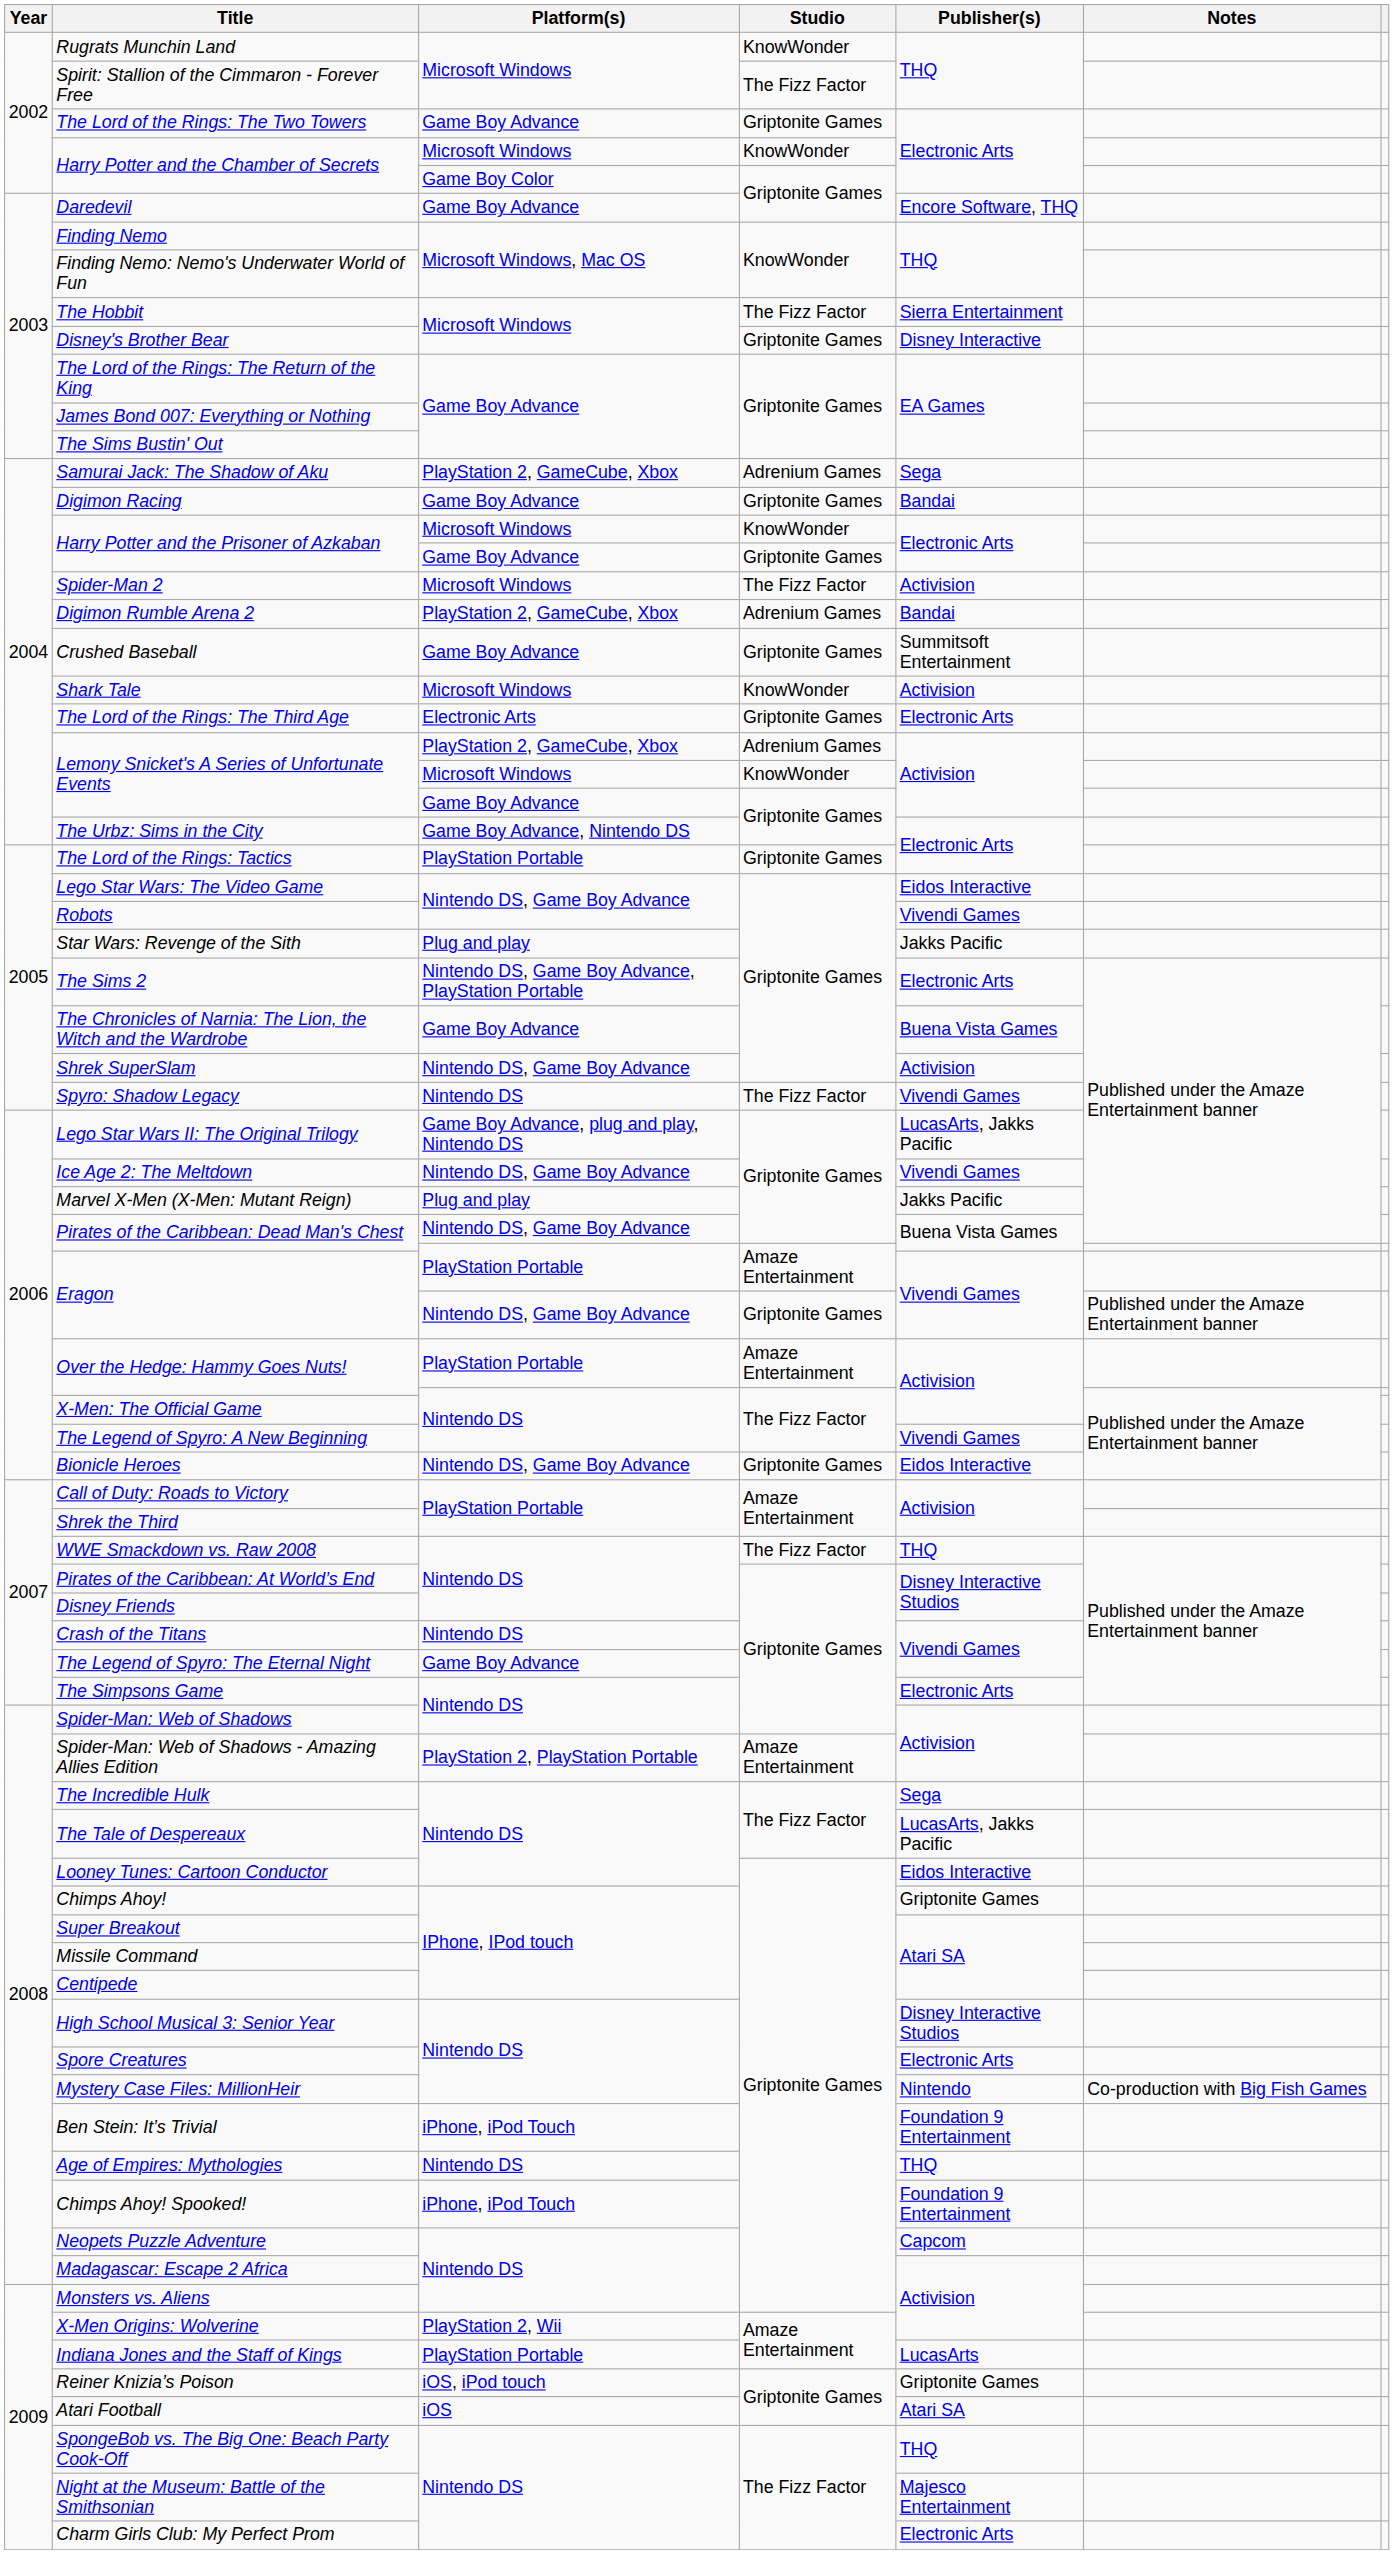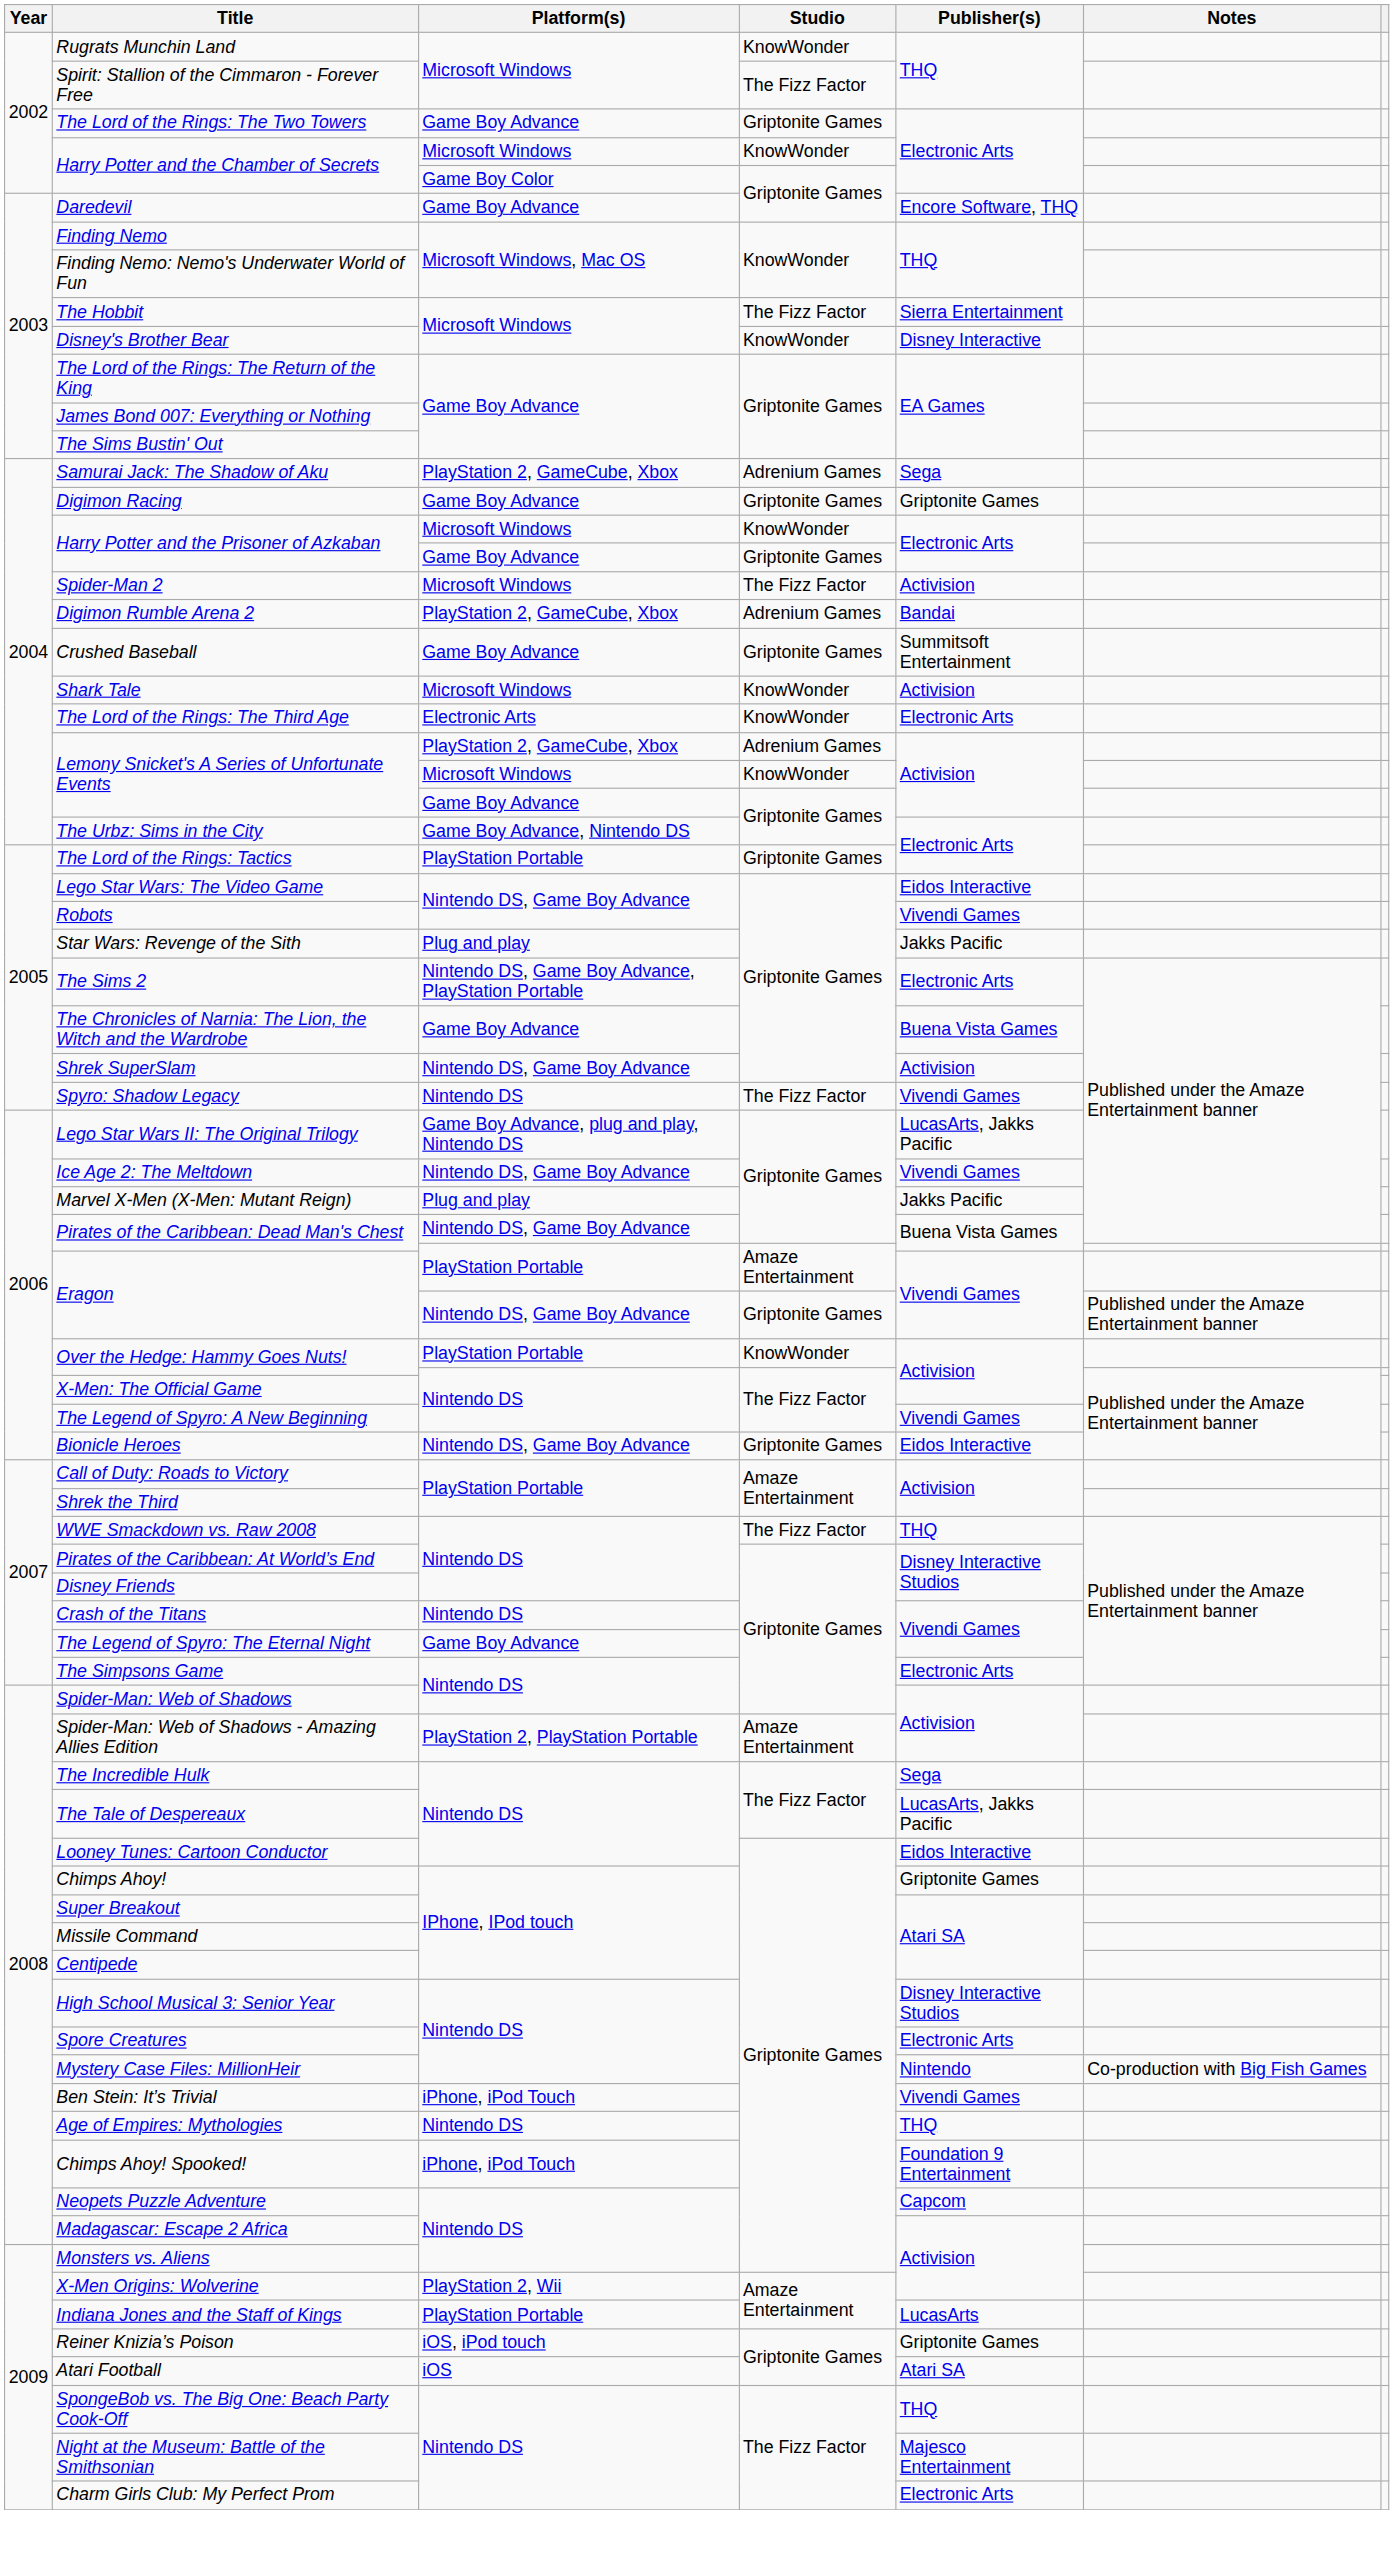(813, 340) Griptonite Games -> (796, 340) KnowWonder
(927, 501) Bandai -> (969, 501) Griptonite Games
(813, 718) Griptonite Games -> (796, 718) KnowWonder
(798, 1363) Amaze Entertainment -> (796, 1353) KnowWonder
(955, 2127) Foundation 9 Entertainment -> (960, 2097) Vivendi Games
